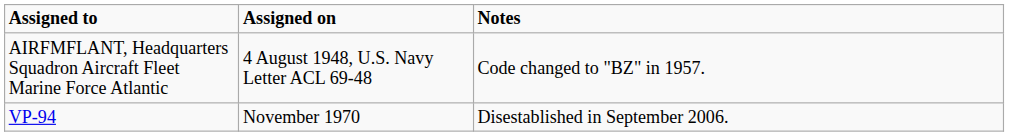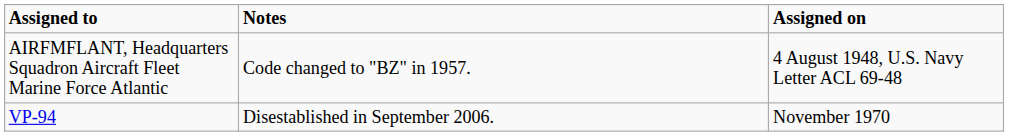columns swapped: (290, 18) <-> (499, 18)
